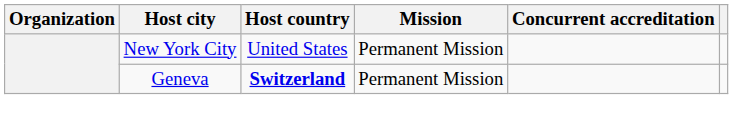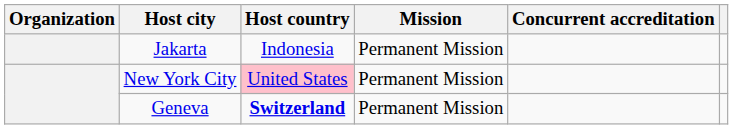+ row: (180, 49)
(297, 49) no background -> (297, 78) pink background
